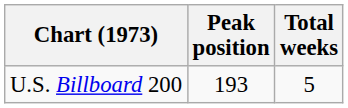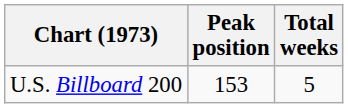(231, 84) 193 -> (231, 84) 153
